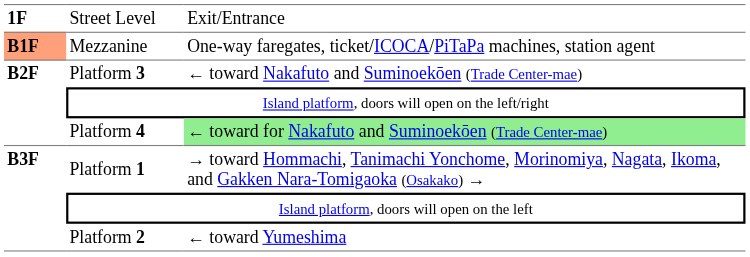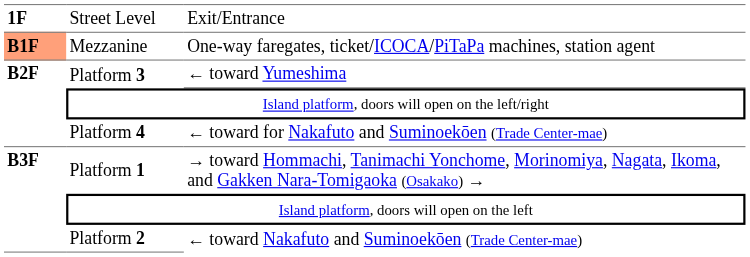(385, 73) ← toward Nakafuto and Suminoekōen (Trade Center-mae) -> (267, 73) ← toward Yumeshima
(397, 131) lightgreen background -> (397, 132) no background
(267, 237) ← toward Yumeshima -> (385, 238) ← toward Nakafuto and Suminoekōen (Trade Center-mae)
